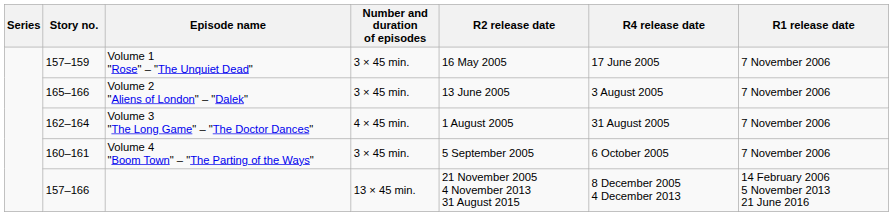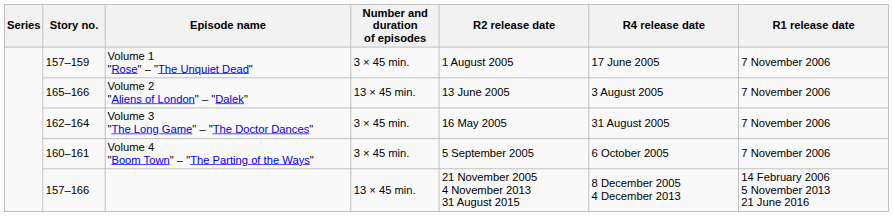(474, 62) 16 May 2005 -> (478, 62) 1 August 2005
(382, 93) 3 × 45 min. -> (385, 93) 13 × 45 min.
(382, 123) 4 × 45 min. -> (382, 123) 3 × 45 min.
(478, 123) 1 August 2005 -> (474, 123) 16 May 2005
